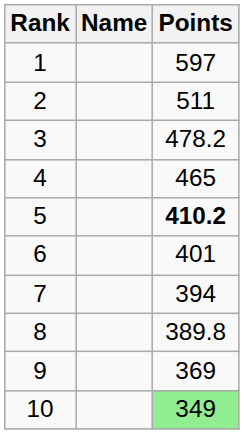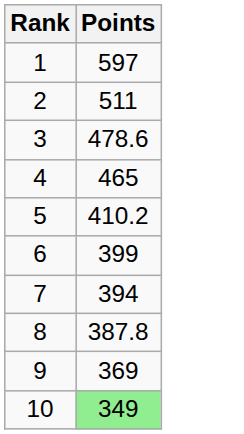- column: (114, 23)
(196, 139) 478.2 -> (118, 139) 478.6
(196, 216) bold -> (118, 216) normal
(196, 255) 401 -> (118, 255) 399
(196, 332) 389.8 -> (118, 332) 387.8
